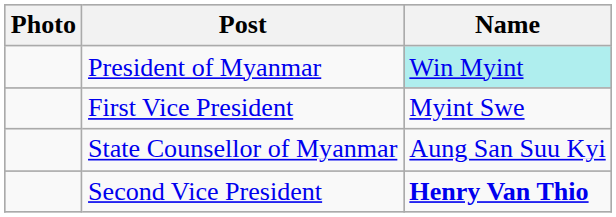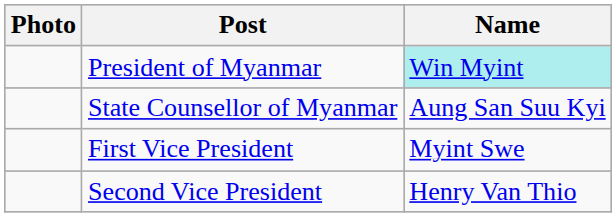rows swapped: (243, 149) <-> (191, 107)
(499, 190) bold -> (493, 190) normal
